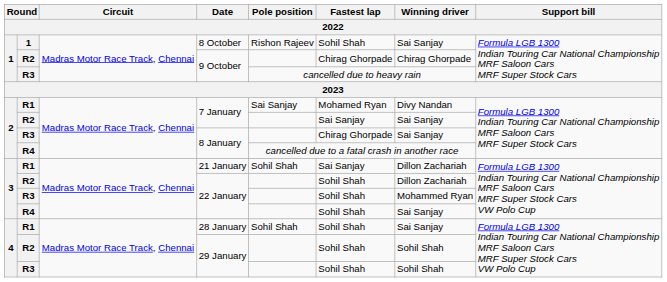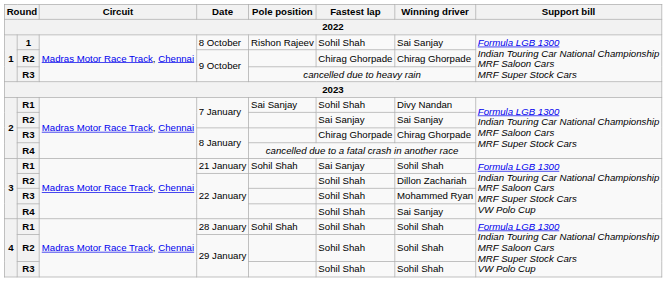(352, 104) Mohamed Ryan -> (342, 104) Sohil Shah
(420, 135) Sai Sanjay -> (434, 135) Chirag Ghorpade
(432, 165) Dillon Zachariah -> (420, 165) Sohil Shah
(420, 226) Sai Sanjay -> (420, 226) Sohil Shah
